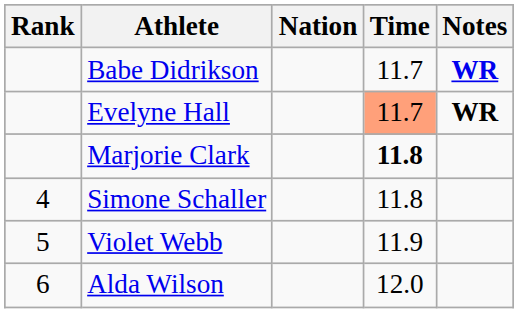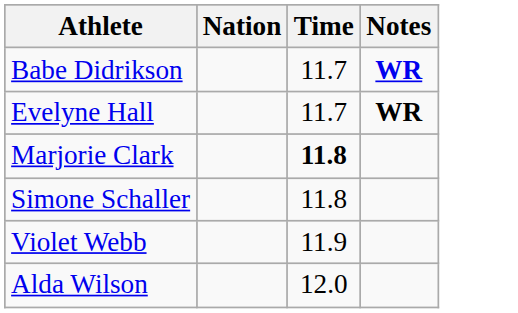- column: (43, 26)
(400, 112) lightsalmon background -> (324, 112) no background
